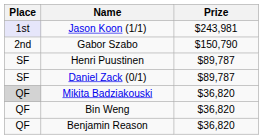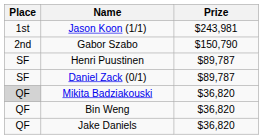(23, 28) lavender background -> (23, 28) no background
- row: (107, 126)
+ row: (107, 126)
